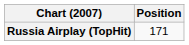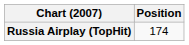(159, 31) 171 -> (159, 31) 174
